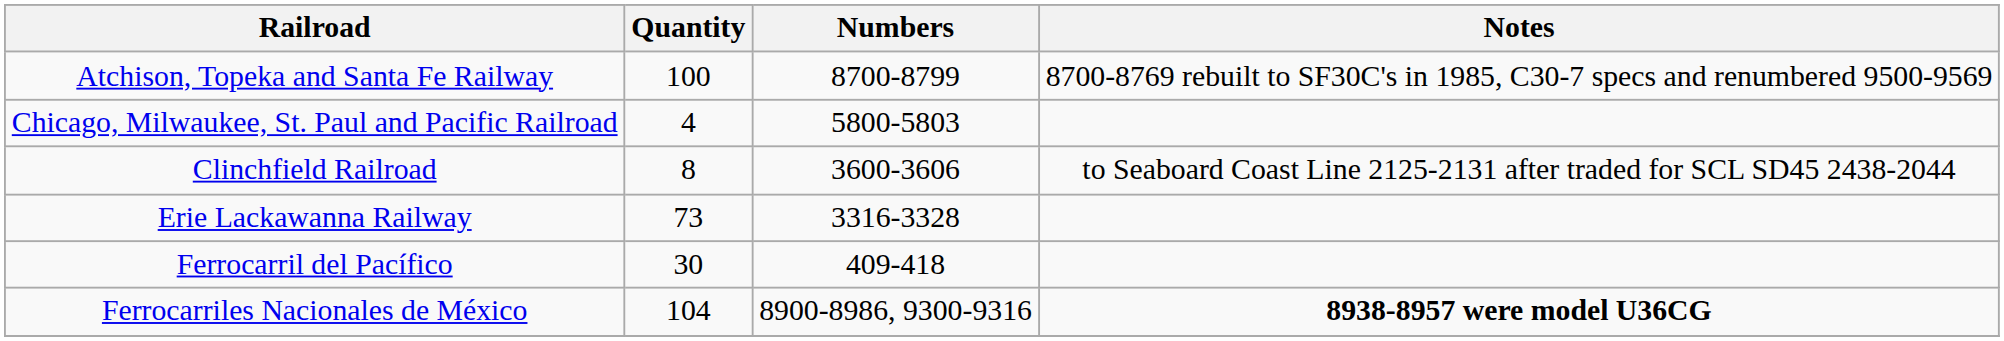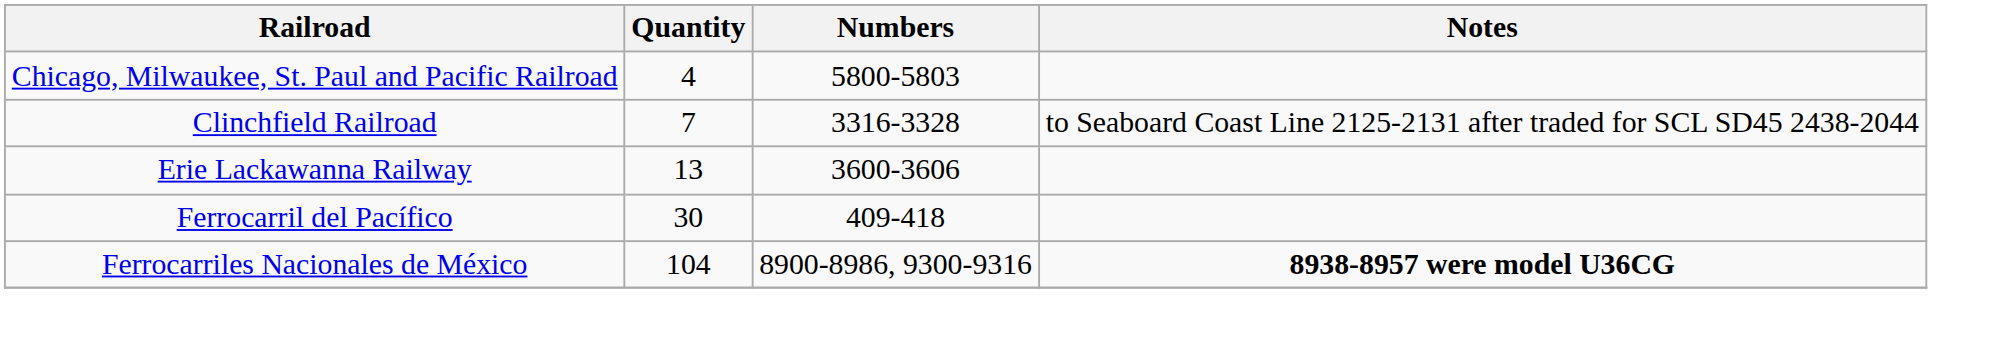- row: (315, 75)
(688, 169) 8 -> (688, 122) 7
(896, 169) 3600-3606 -> (896, 122) 3316-3328
(688, 216) 73 -> (688, 169) 13
(896, 216) 3316-3328 -> (896, 169) 3600-3606
